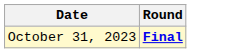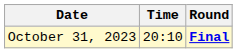+ column: (163, 15)
